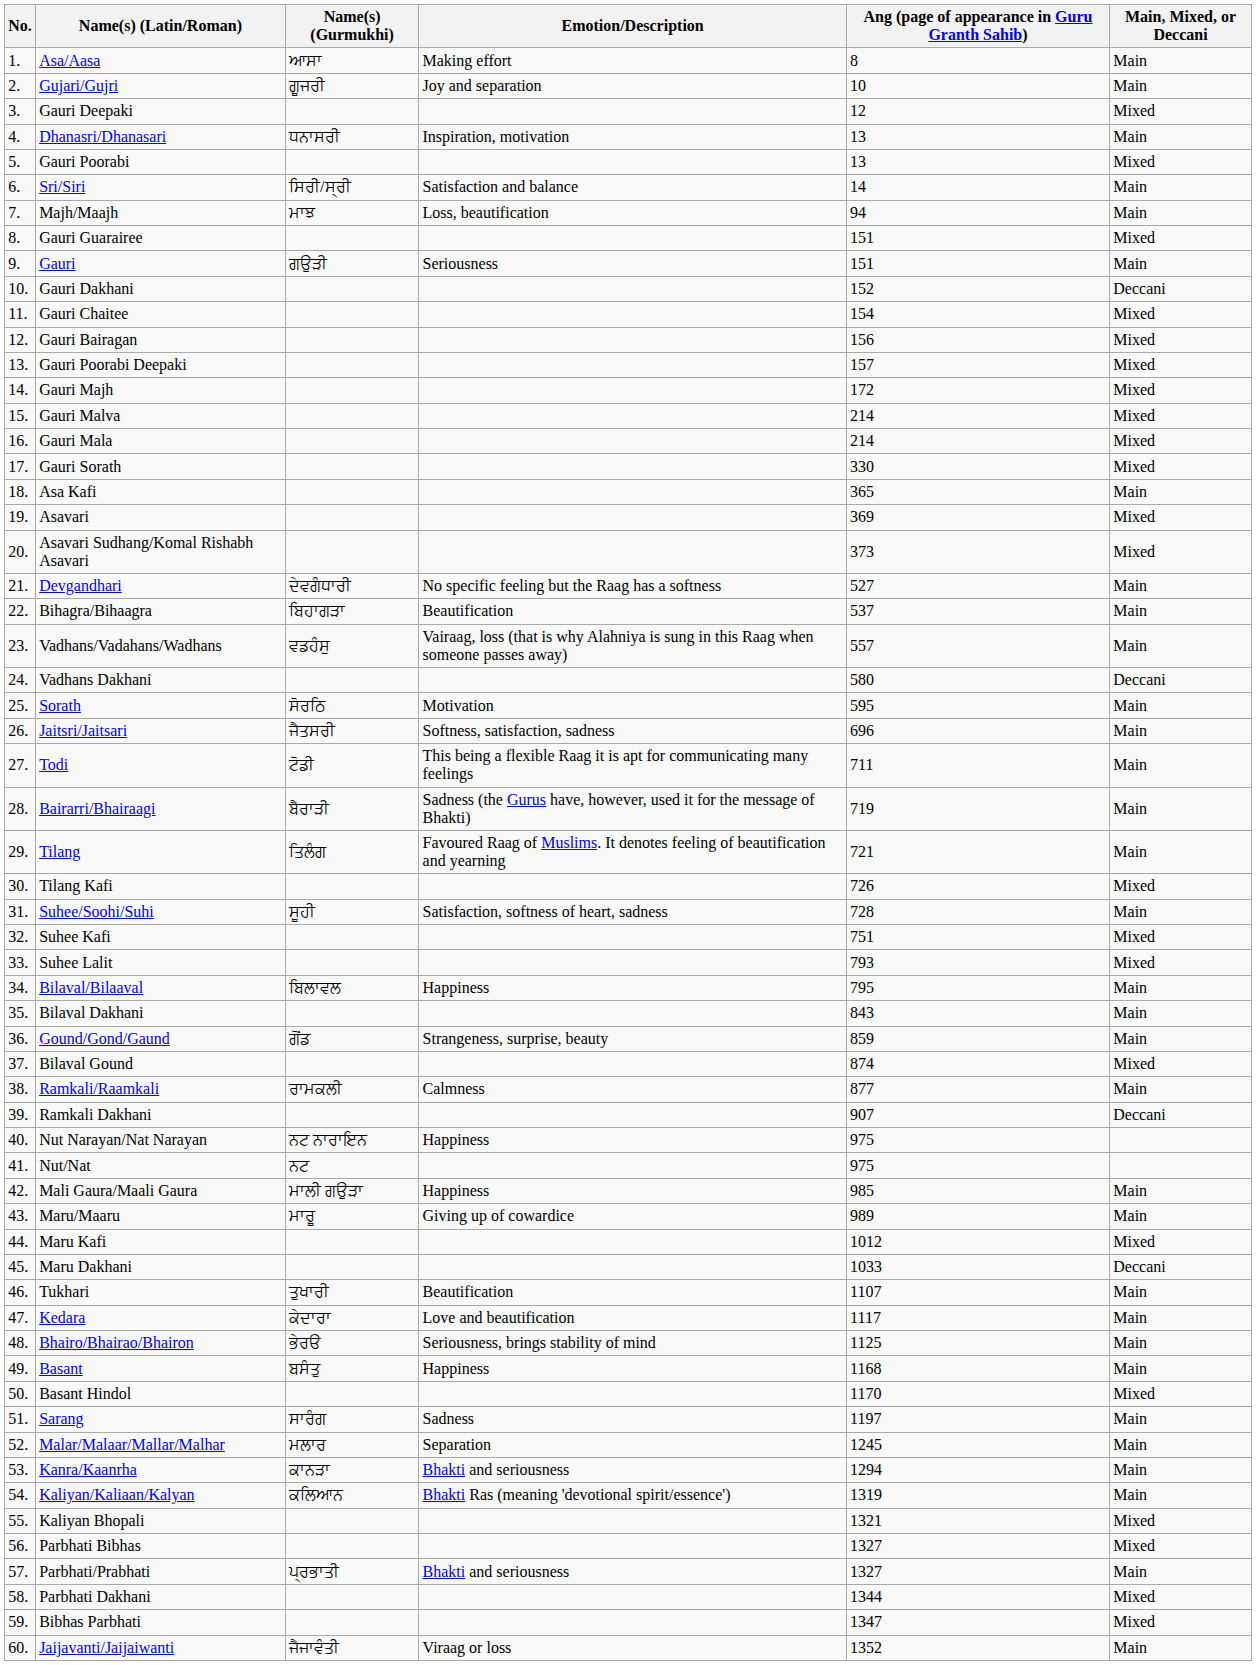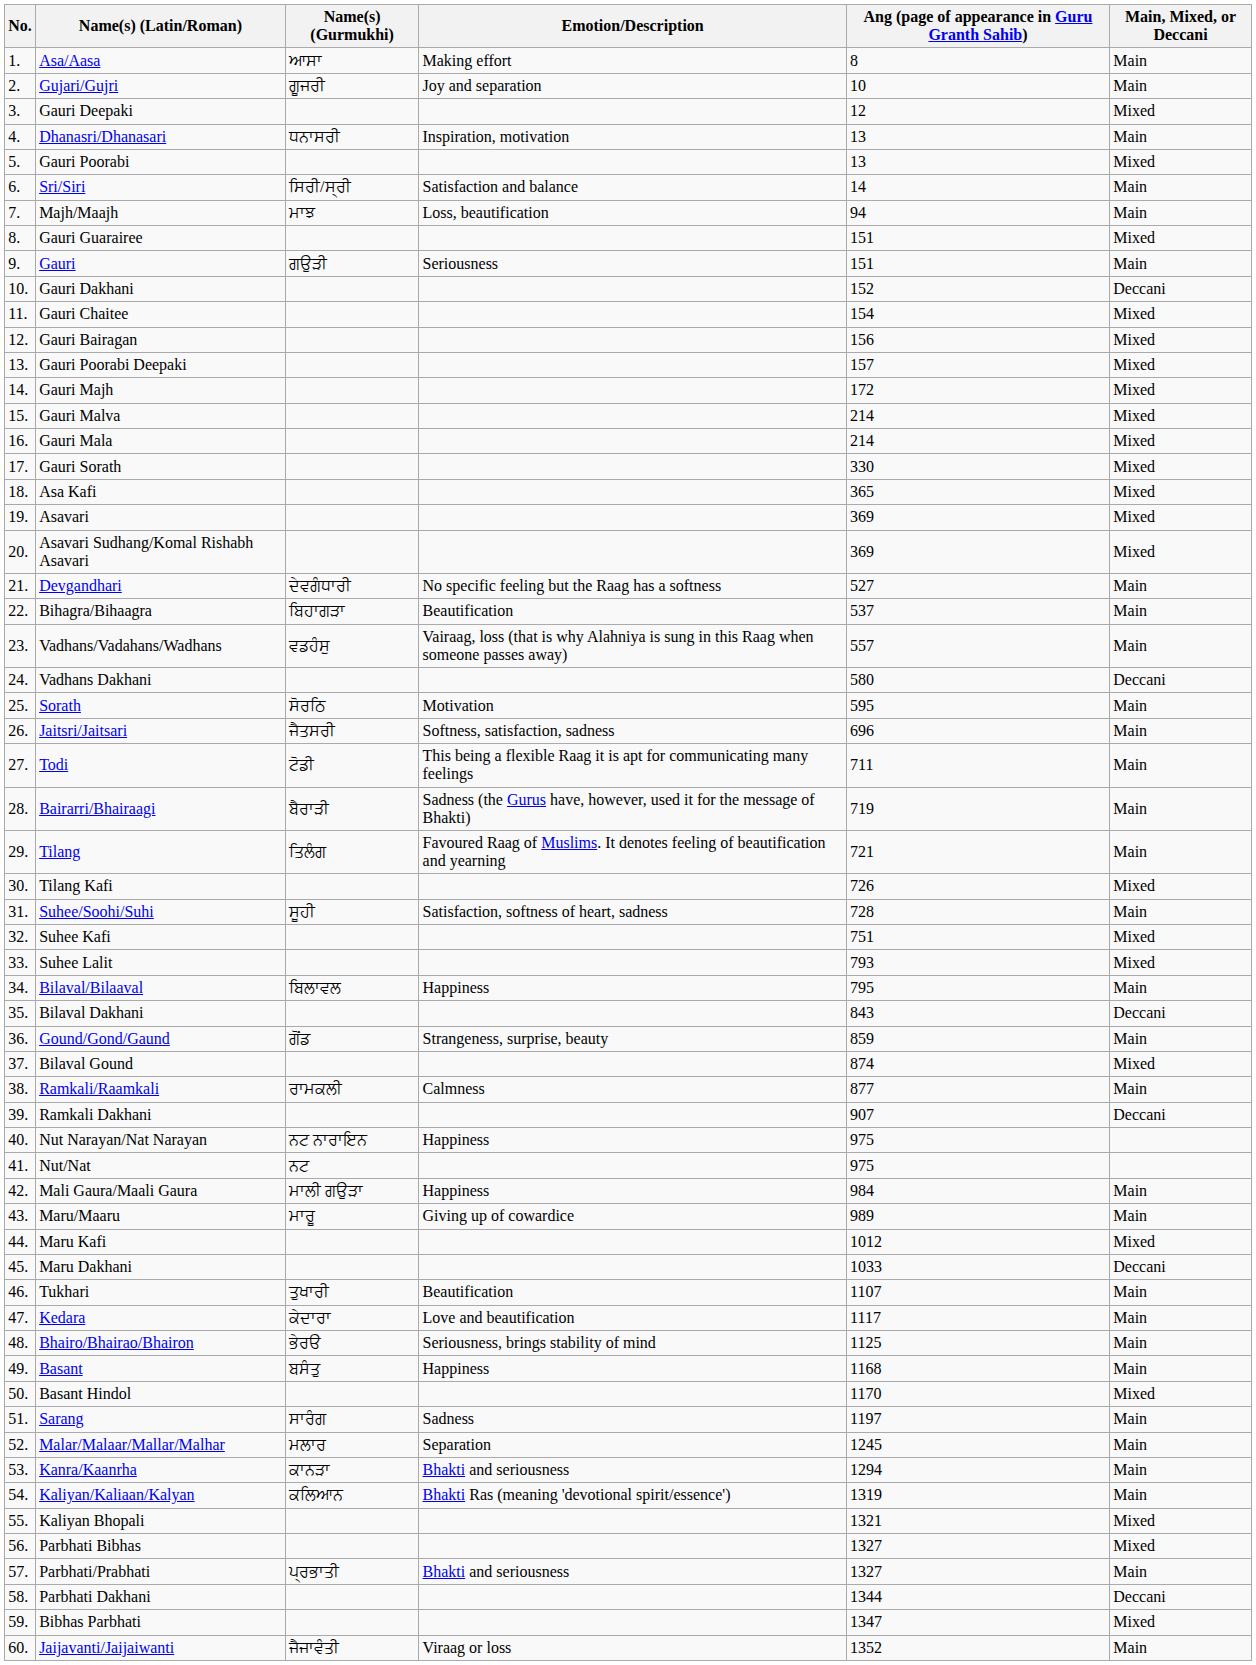(1130, 491) Main -> (1134, 491) Mixed
(862, 551) 373 -> (862, 551) 369
(1130, 1013) Main -> (1140, 1013) Deccani
(862, 1190) 985 -> (862, 1190) 984
(1134, 1596) Mixed -> (1140, 1596) Deccani
